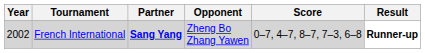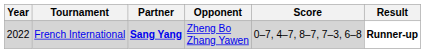(18, 35) 2002 -> (18, 35) 2022
